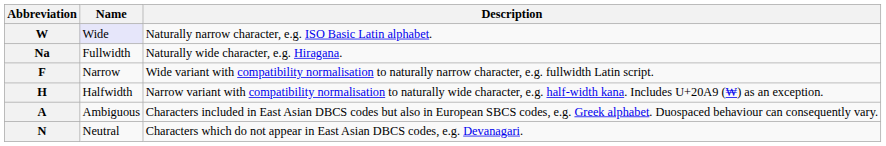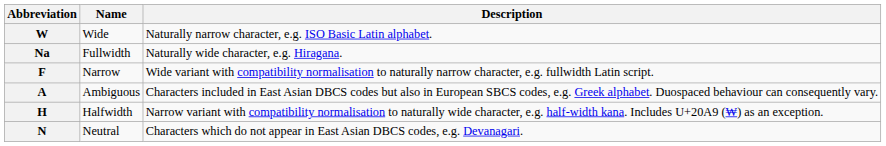(96, 33) lavender background -> (96, 33) no background
rows swapped: (42, 92) <-> (42, 111)
